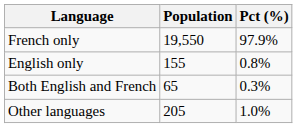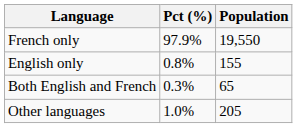columns swapped: (198, 16) <-> (264, 16)
